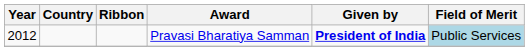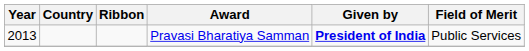(22, 35) 2012 -> (22, 35) 2013
(476, 35) lightblue background -> (476, 35) no background
